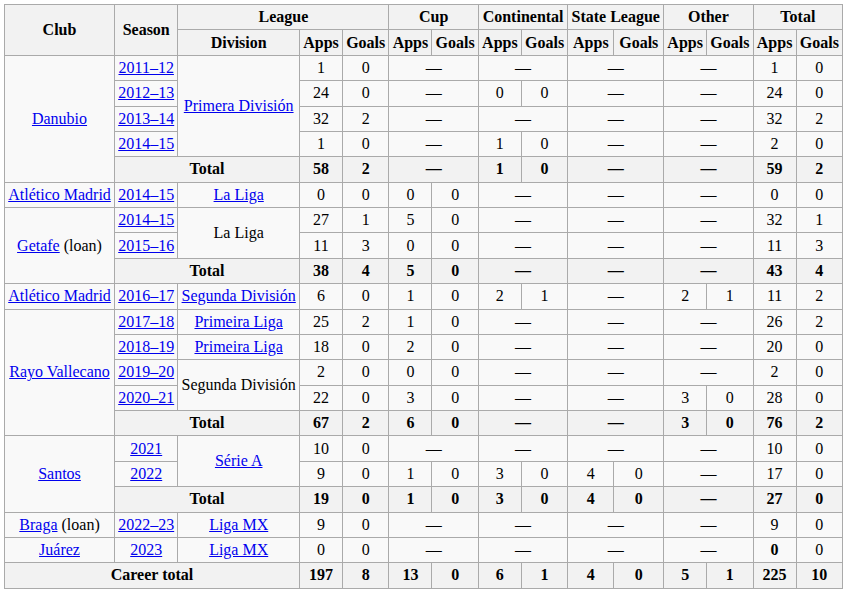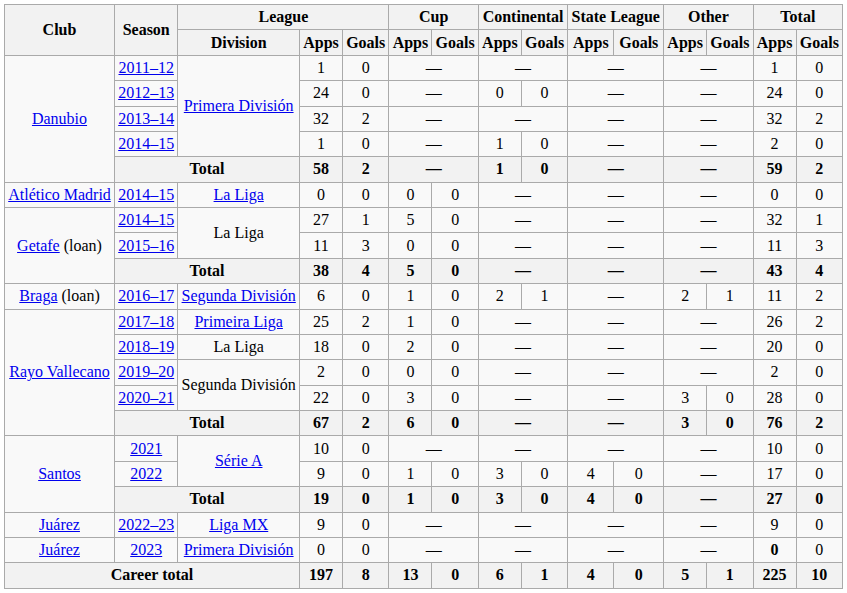(60, 296) Atlético Madrid -> (60, 296) Braga (loan)
(239, 347) Primeira Liga -> (239, 347) La Liga
(60, 524) Braga (loan) -> (60, 524) Juárez
(239, 550) Liga MX -> (239, 550) Primera División
